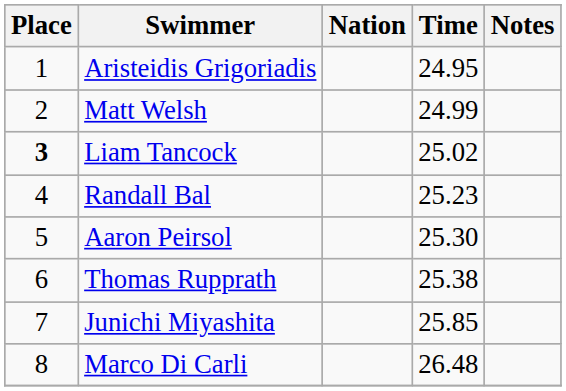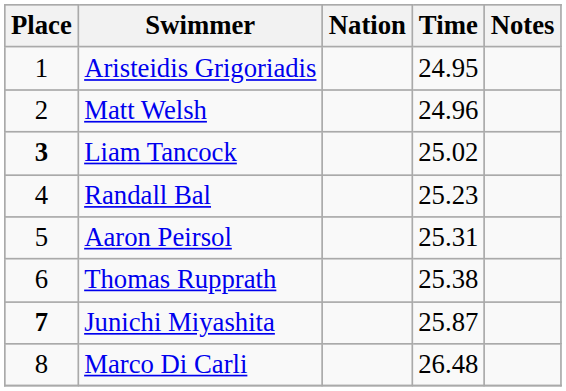(448, 110) 24.99 -> (448, 110) 24.96
(448, 237) 25.30 -> (448, 237) 25.31
(41, 322) normal -> (41, 322) bold
(448, 322) 25.85 -> (448, 322) 25.87
